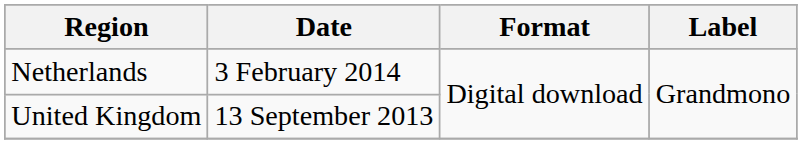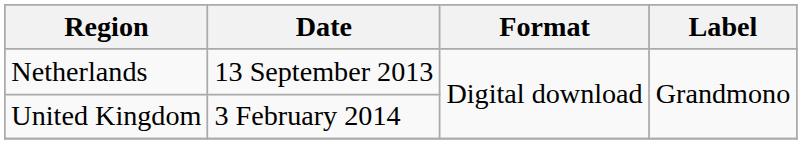(308, 71) 3 February 2014 -> (324, 71) 13 September 2013
(324, 116) 13 September 2013 -> (308, 116) 3 February 2014
